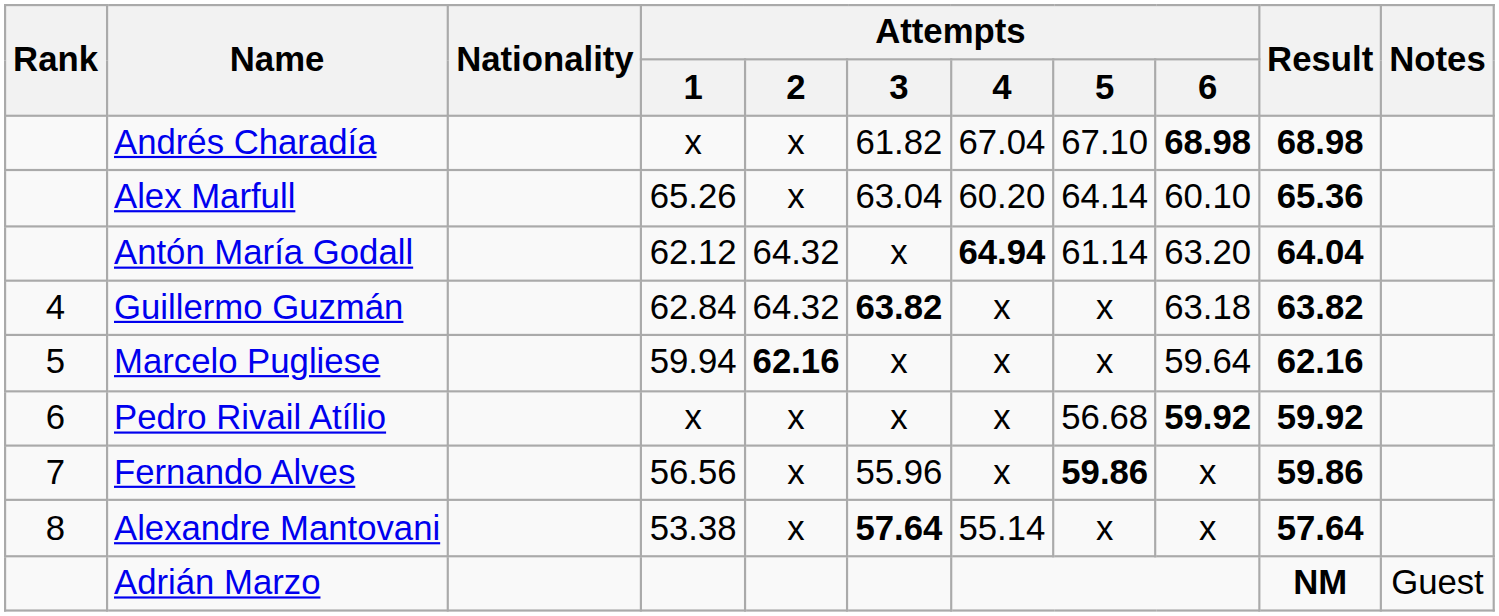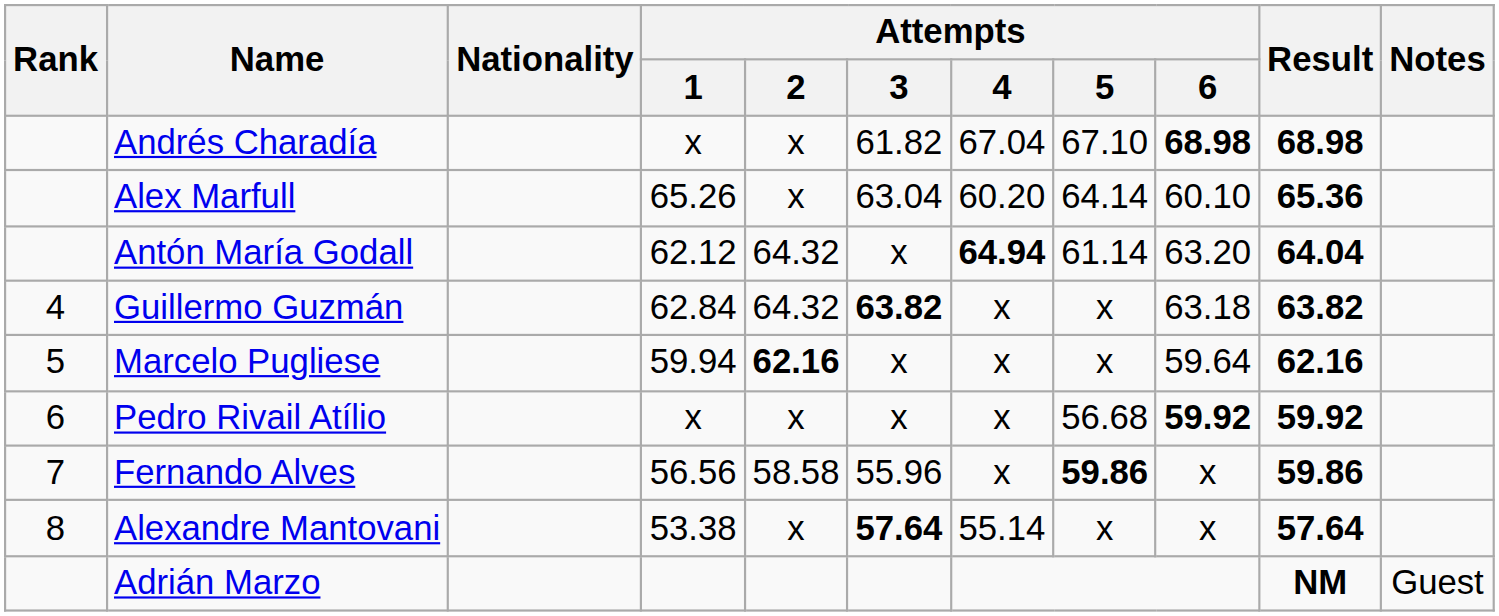(796, 472) x -> (796, 472) 58.58
